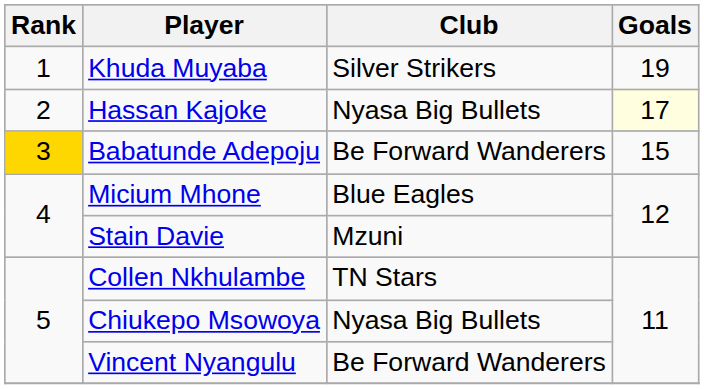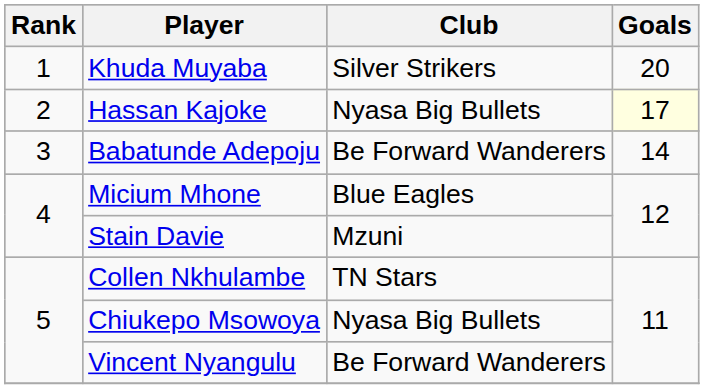(655, 67) 19 -> (655, 67) 20
(43, 151) gold background -> (43, 151) no background
(655, 151) 15 -> (655, 151) 14
